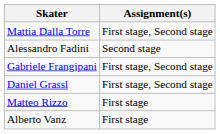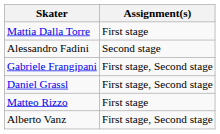(157, 31) First stage, Second stage -> (125, 31) First stage
(125, 119) First stage -> (157, 119) First stage, Second stage
